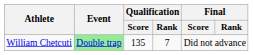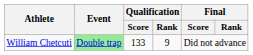(138, 43) 135 -> (138, 43) 133
(167, 43) 7 -> (167, 43) 9
